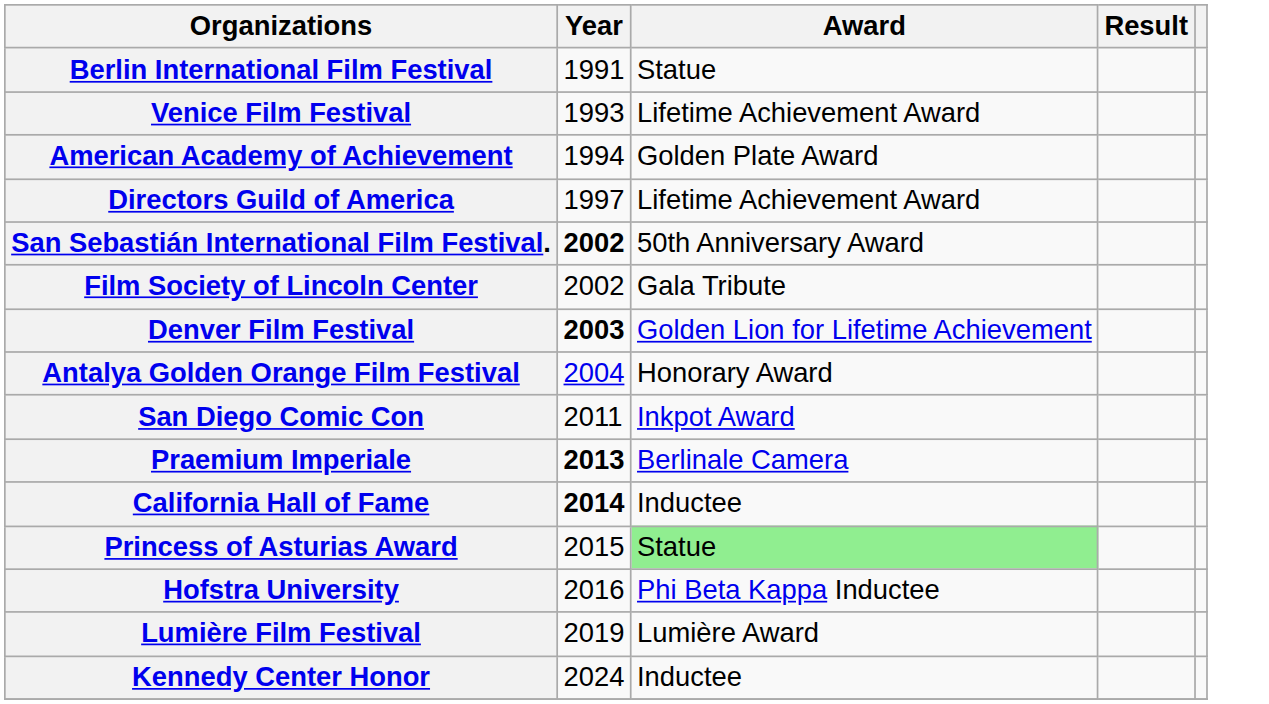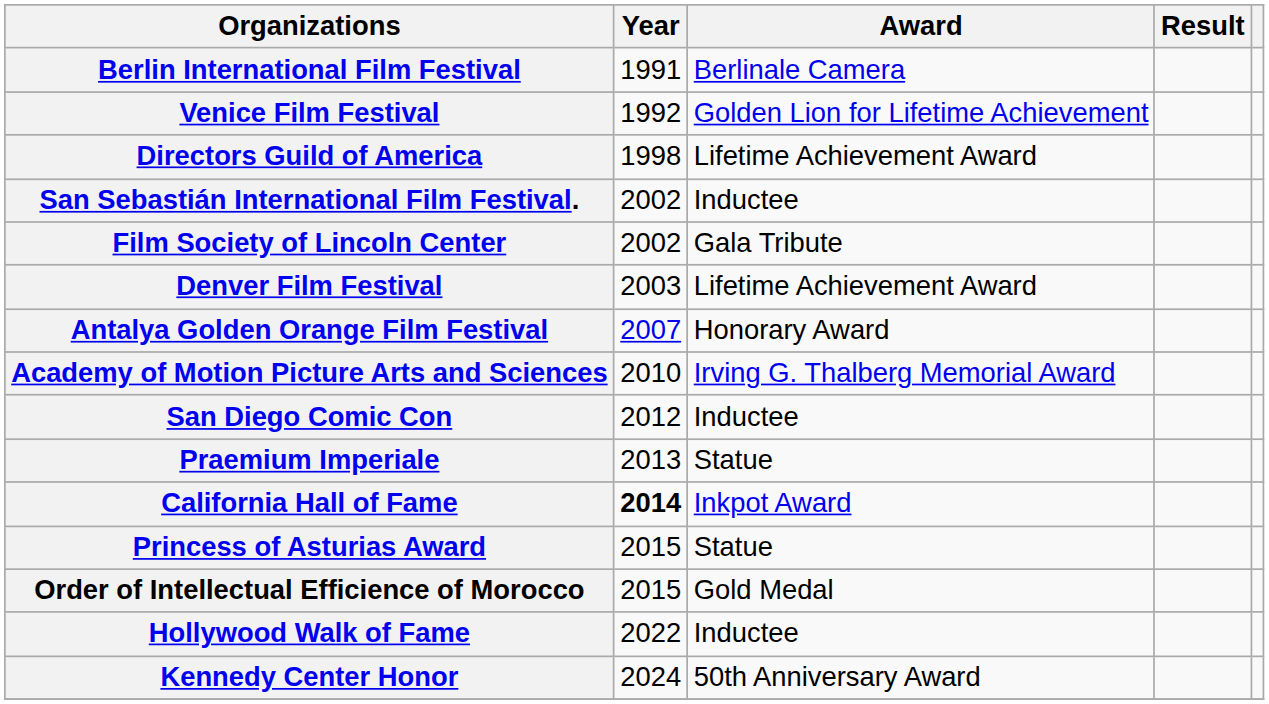(677, 69) Statue -> (799, 69) Berlinale Camera
(594, 112) 1993 -> (651, 112) 1992
(809, 112) Lifetime Achievement Award -> (921, 112) Golden Lion for Lifetime Achievement
- row: (281, 156)
(594, 199) 1997 -> (651, 156) 1998
(594, 243) bold -> (651, 199) normal
(781, 243) 50th Anniversary Award -> (746, 199) Inductee
(594, 329) bold -> (651, 286) normal
(864, 329) Golden Lion for Lifetime Achievement -> (865, 286) Lifetime Achievement Award
(594, 373) 2004 -> (651, 329) 2007
+ row: (309, 373)
(593, 416) 2011 -> (651, 416) 2012
(716, 416) Inkpot Award -> (746, 416) Inductee
(594, 460) bold -> (651, 460) normal
(743, 460) Berlinale Camera -> (733, 460) Statue
(690, 503) Inductee -> (773, 503) Inkpot Award
(677, 546) lightgreen background -> (733, 546) no background
+ row: (309, 590)
- row: (281, 590)
- row: (281, 633)
+ row: (309, 633)
(690, 677) Inductee -> (837, 677) 50th Anniversary Award
